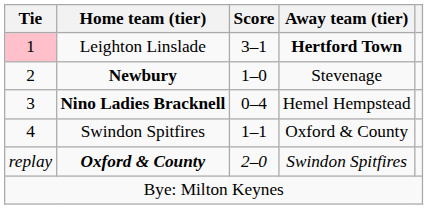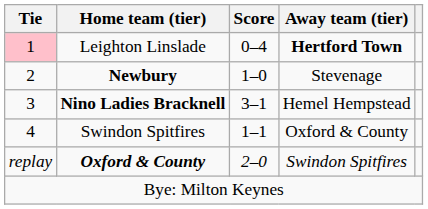(254, 46) 3–1 -> (254, 46) 0–4
(254, 103) 0–4 -> (254, 103) 3–1
